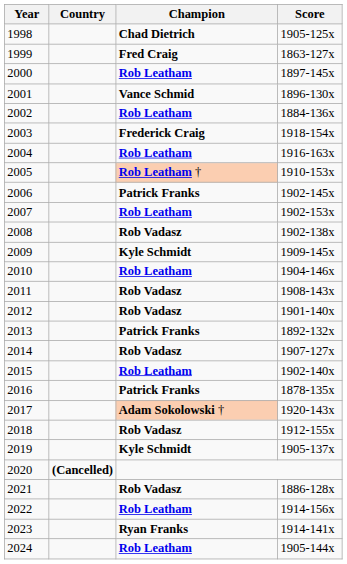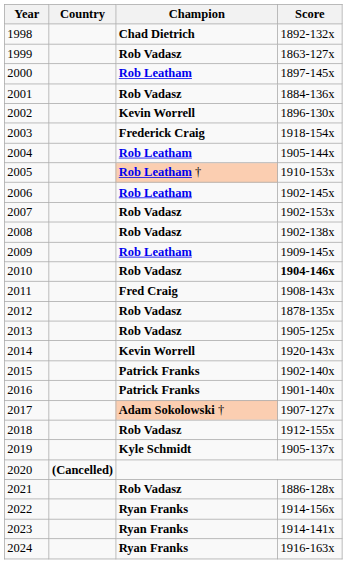(308, 34) 1905-125x -> (308, 34) 1892-132x
(148, 53) Fred Craig -> (150, 53) Rob Vadasz
(157, 93) Vance Schmid -> (150, 93) Rob Vadasz
(308, 93) 1896-130x -> (308, 93) 1884-136x
(155, 113) Rob Leatham -> (157, 113) Kevin Worrell
(308, 113) 1884-136x -> (308, 113) 1896-130x
(308, 152) 1916-163x -> (308, 152) 1905-144x
(159, 192) Patrick Franks -> (155, 192) Rob Leatham
(155, 212) Rob Leatham -> (150, 212) Rob Vadasz
(155, 251) Kyle Schmidt -> (155, 251) Rob Leatham
(155, 271) Rob Leatham -> (150, 271) Rob Vadasz
(308, 271) normal -> (308, 271) bold
(150, 291) Rob Vadasz -> (148, 291) Fred Craig
(308, 311) 1901-140x -> (308, 311) 1878-135x
(159, 331) Patrick Franks -> (150, 331) Rob Vadasz
(308, 331) 1892-132x -> (308, 331) 1905-125x
(150, 350) Rob Vadasz -> (157, 350) Kevin Worrell
(308, 350) 1907-127x -> (308, 350) 1920-143x
(155, 370) Rob Leatham -> (159, 370) Patrick Franks
(308, 390) 1878-135x -> (308, 390) 1901-140x
(308, 410) 1920-143x -> (308, 410) 1907-127x
(155, 509) Rob Leatham -> (153, 509) Ryan Franks
(155, 548) Rob Leatham -> (153, 548) Ryan Franks
(308, 548) 1905-144x -> (308, 548) 1916-163x
